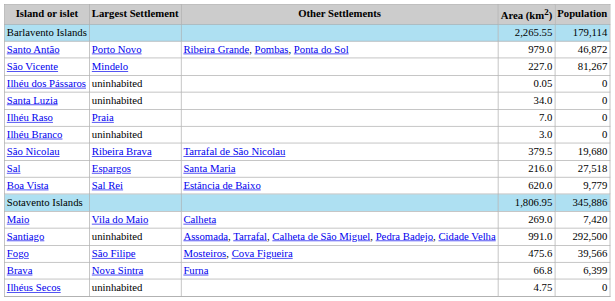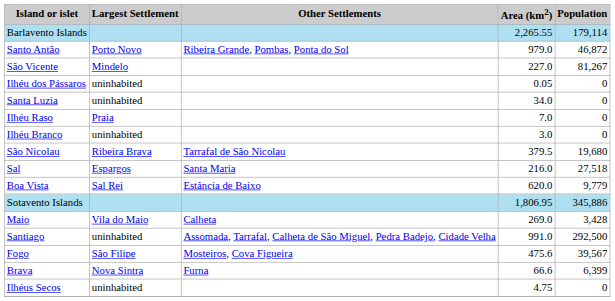(595, 219) 7,420 -> (595, 219) 3,428
(593, 253) 39,566 -> (593, 253) 39,567
(543, 270) 66.8 -> (543, 270) 66.6
